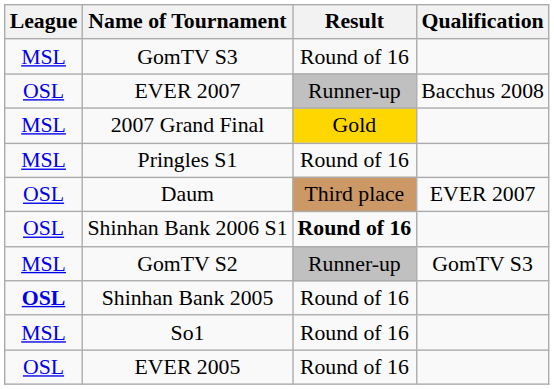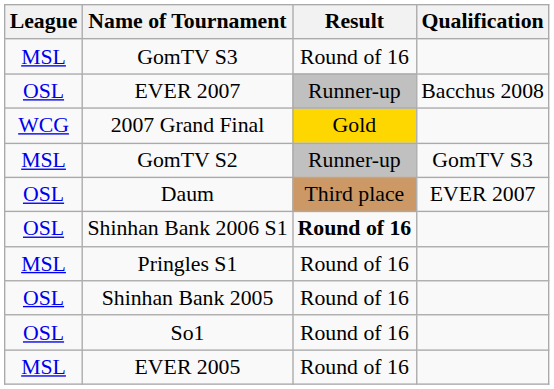(44, 125) MSL -> (44, 125) WCG
rows swapped: (187, 263) <-> (187, 159)
(44, 297) bold -> (44, 297) normal
(44, 332) MSL -> (44, 332) OSL
(44, 366) OSL -> (44, 366) MSL
